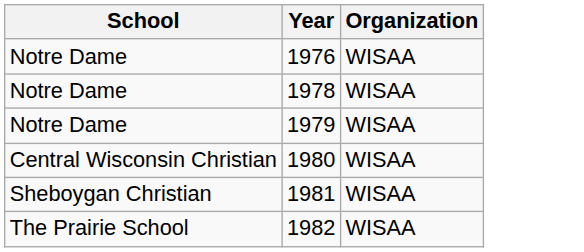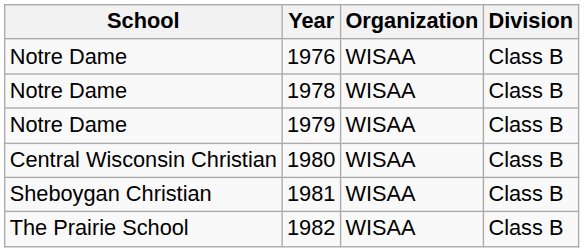+ column: (531, 21)
